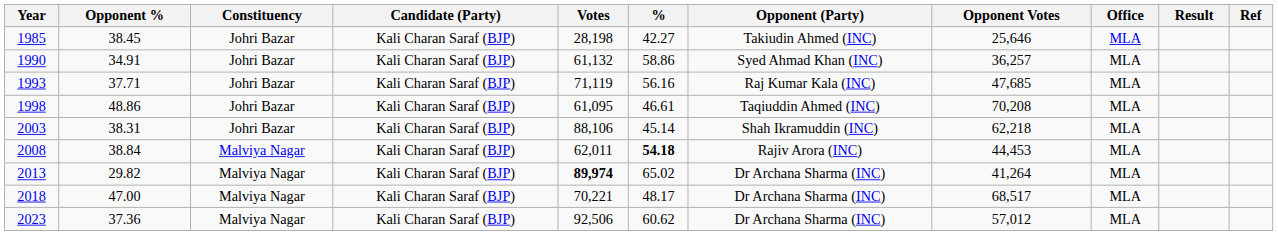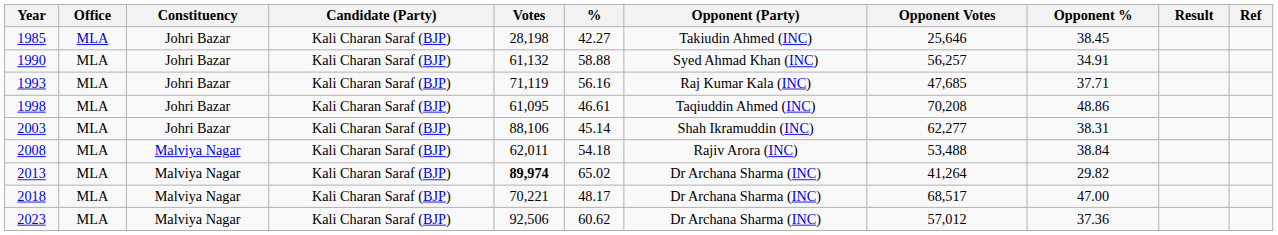columns swapped: (1125, 15) <-> (125, 15)
(659, 60) 58.86 -> (594, 60) 58.88
(1011, 60) 36,257 -> (947, 60) 56,257
(1011, 128) 62,218 -> (947, 128) 62,277
(659, 151) bold -> (594, 151) normal
(1011, 151) 44,453 -> (947, 151) 53,488
